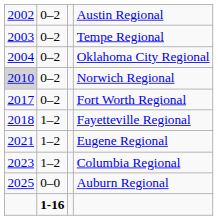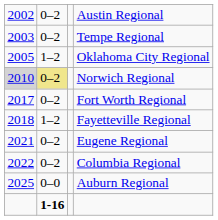(21, 57) 2004 -> (21, 57) 2005
(50, 57) 0–2 -> (50, 57) 1–2
(50, 78) no background -> (50, 78) khaki background
(50, 141) 1–2 -> (50, 141) 0–2
(21, 162) 2023 -> (21, 162) 2022
(50, 162) 1–2 -> (50, 162) 0–2
